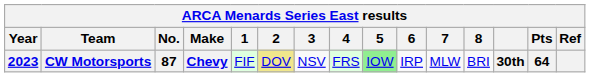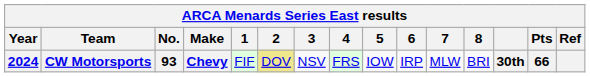(23, 61) 2023 -> (23, 61) 2024
(169, 61) 87 -> (169, 61) 93
(380, 61) lightgreen background -> (380, 61) no background
(542, 61) 64 -> (542, 61) 66
